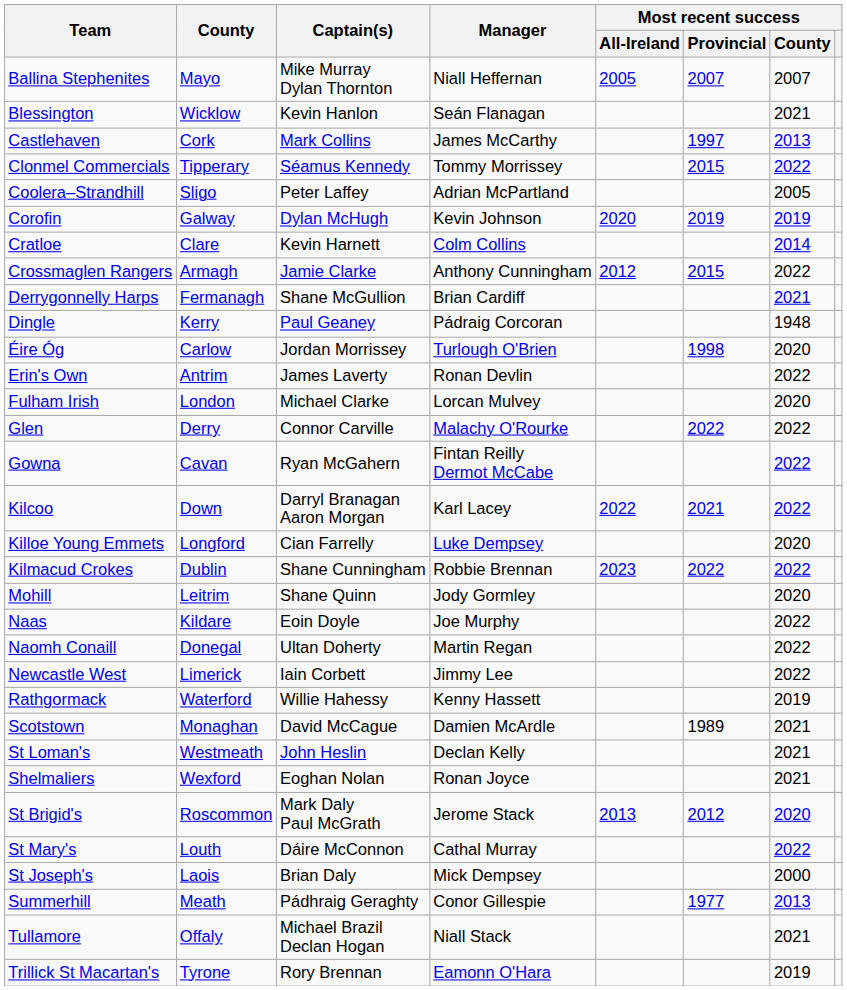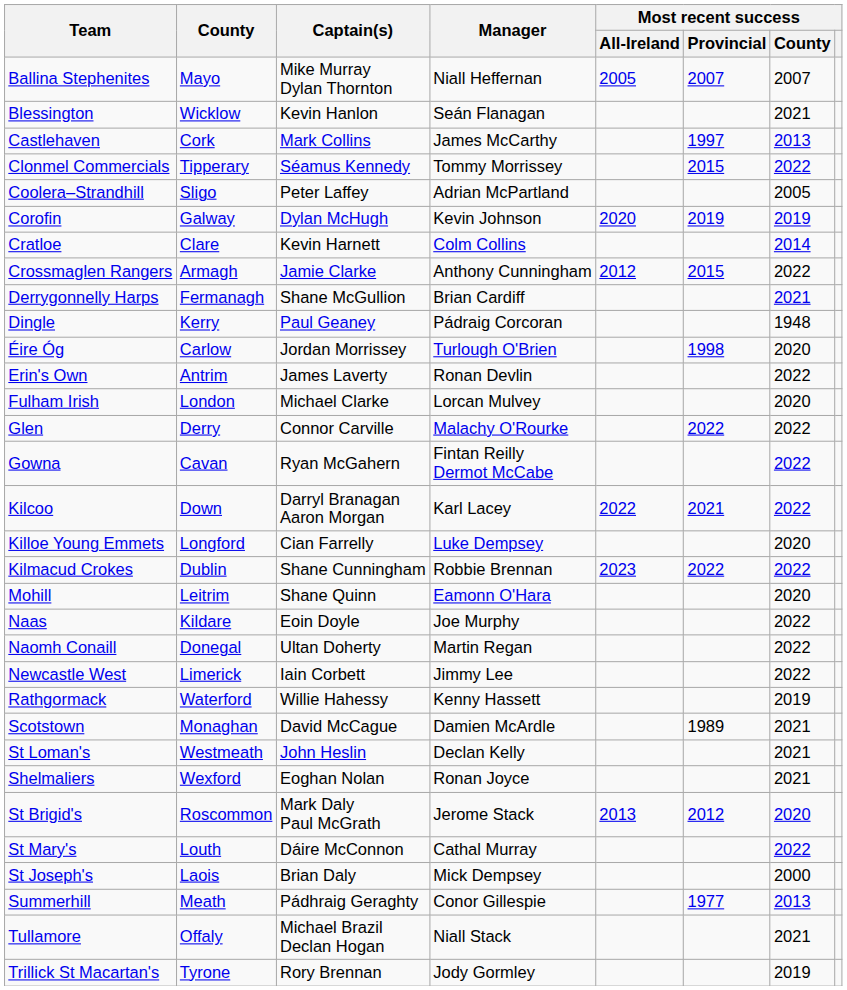(484, 595) Jody Gormley -> (492, 595) Eamonn O'Hara
(492, 972) Eamonn O'Hara -> (484, 972) Jody Gormley
